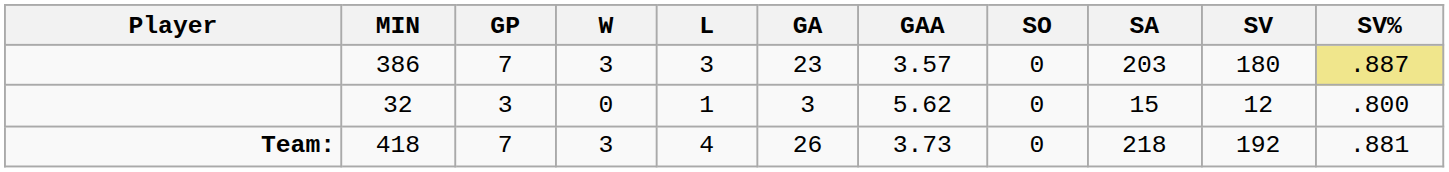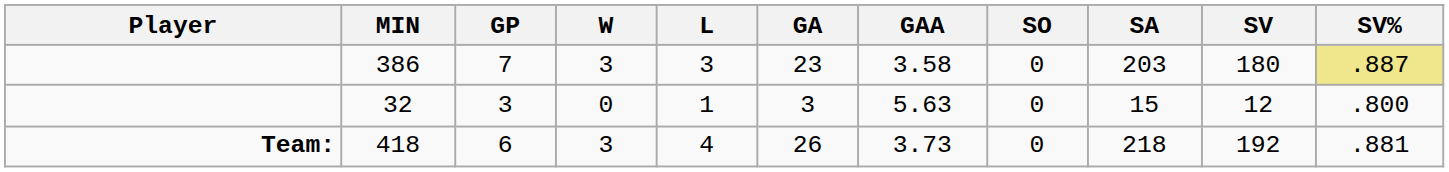(922, 65) 3.57 -> (922, 65) 3.58
(922, 106) 5.62 -> (922, 106) 5.63
(505, 146) 7 -> (505, 146) 6
